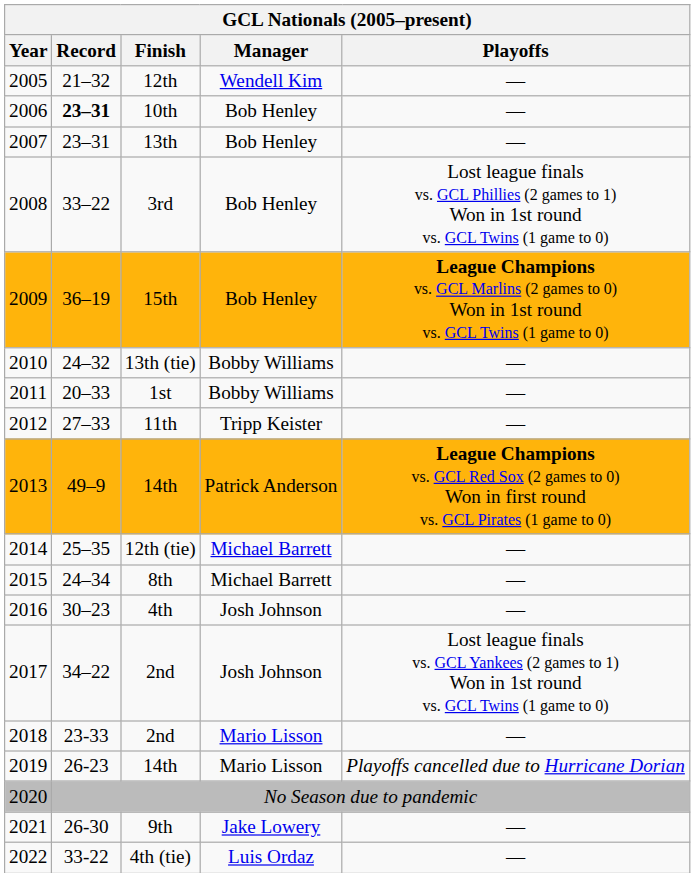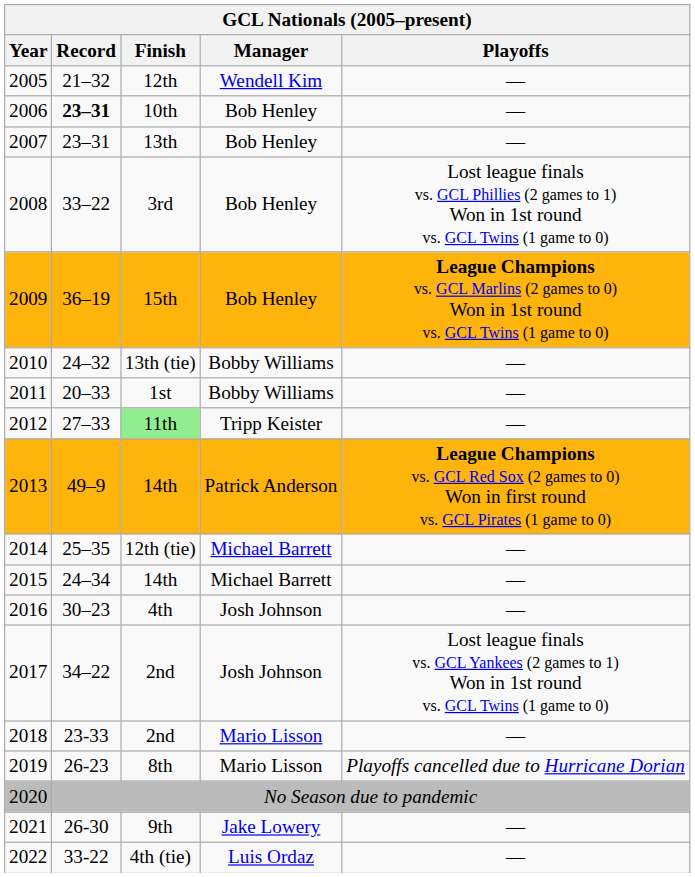(160, 423) no background -> (160, 423) lightgreen background
(160, 579) 8th -> (160, 579) 14th
(160, 766) 14th -> (160, 766) 8th
